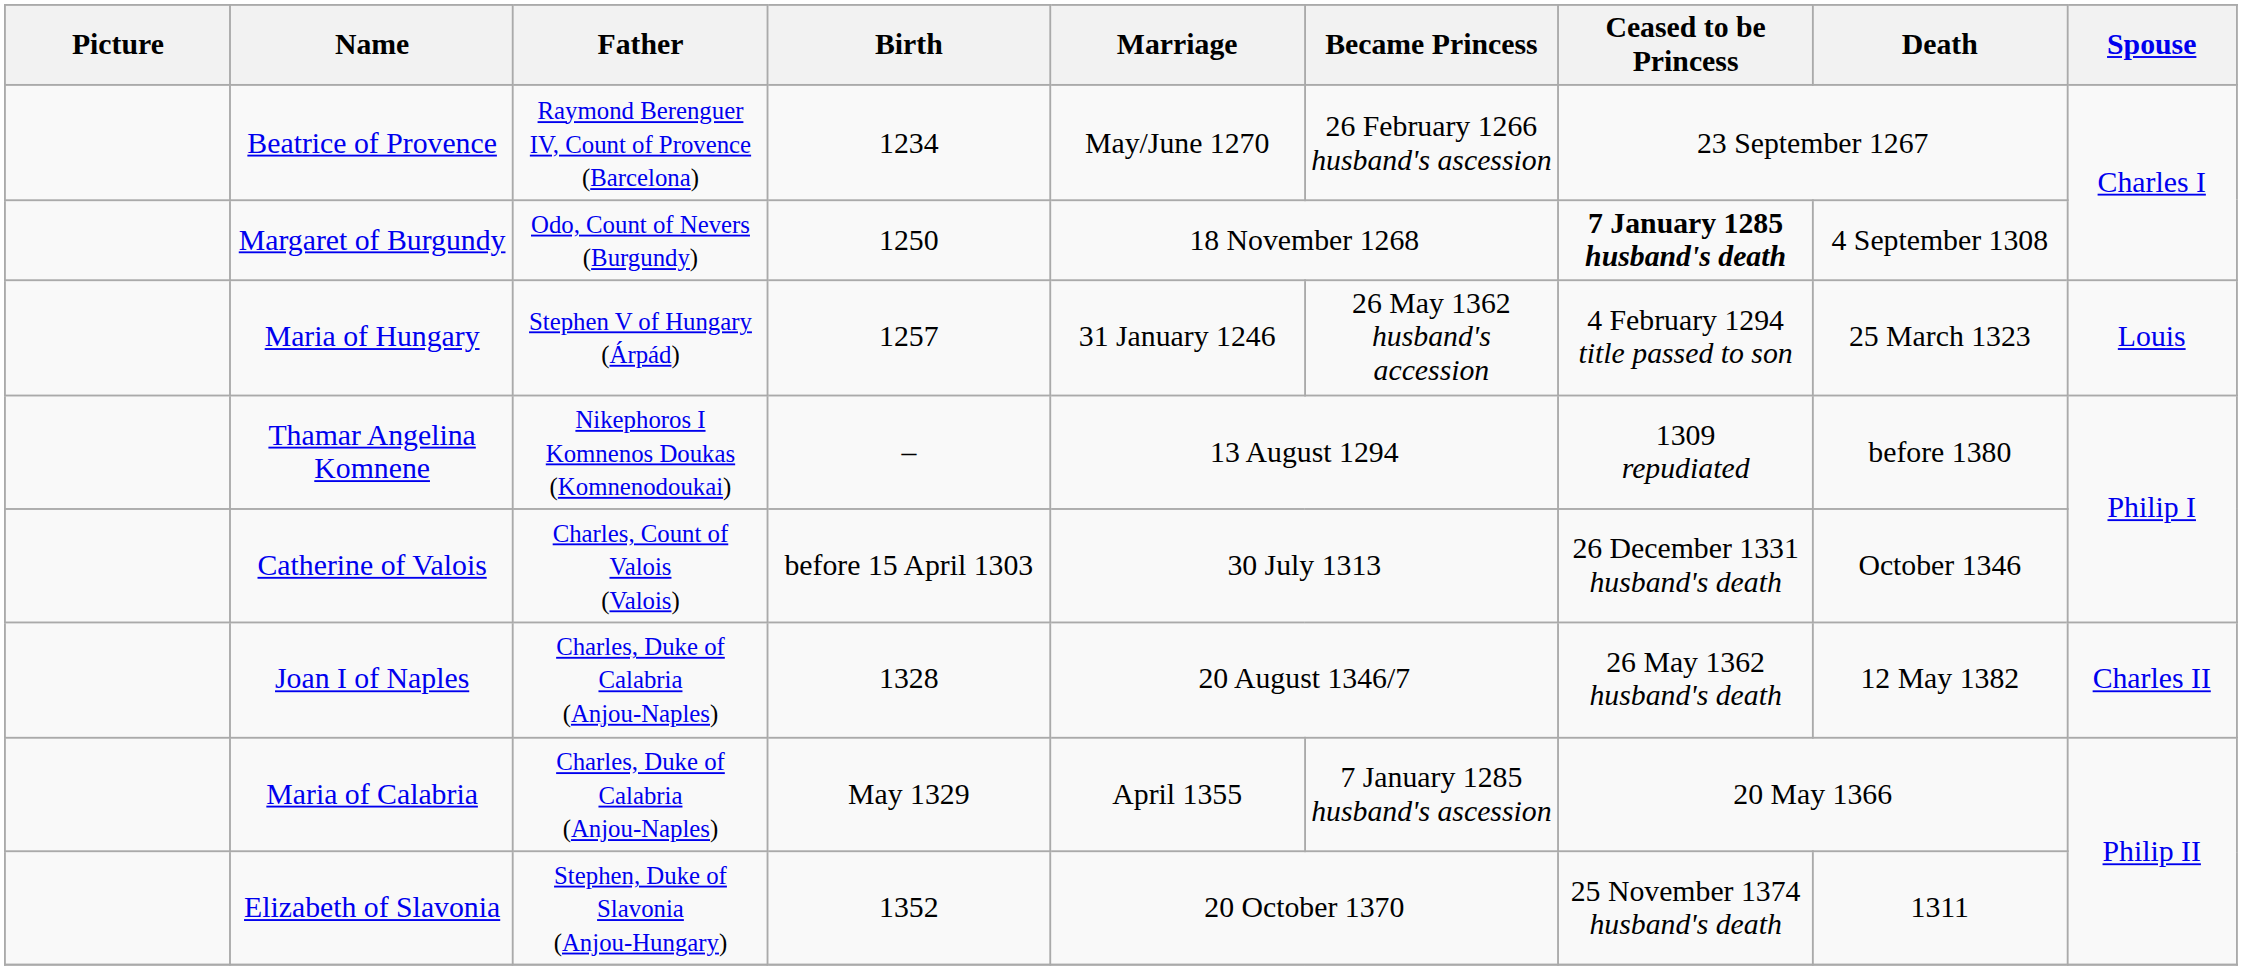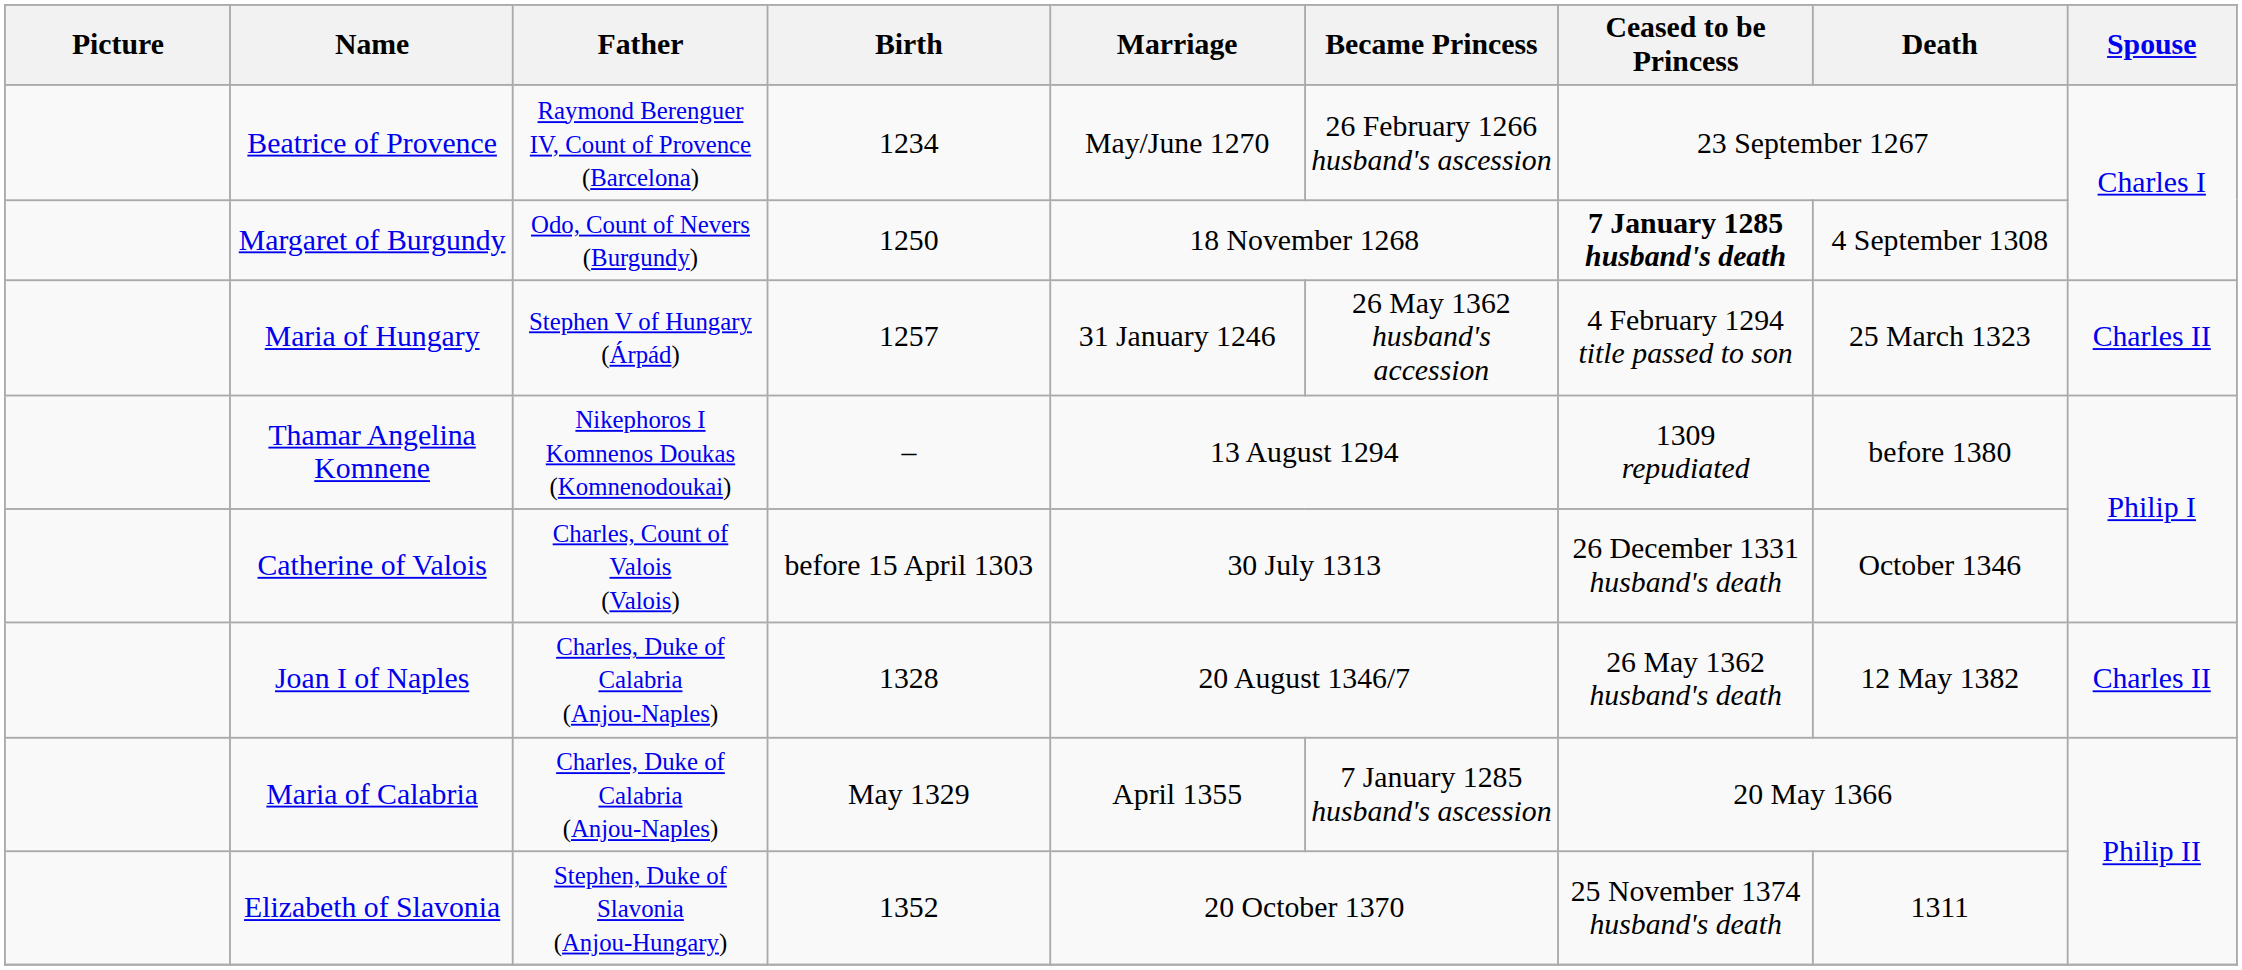(2152, 337) Louis -> (2152, 337) Charles II
